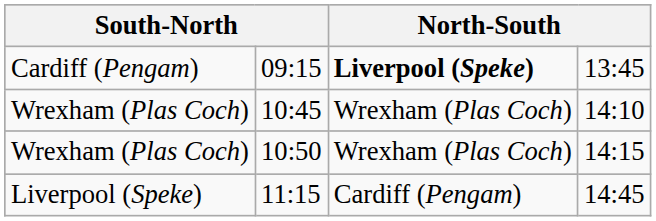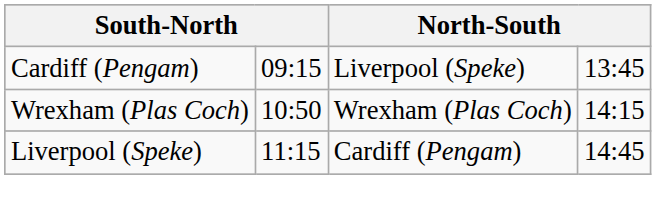(434, 67) bold -> (429, 67) normal
- row: (291, 109)
